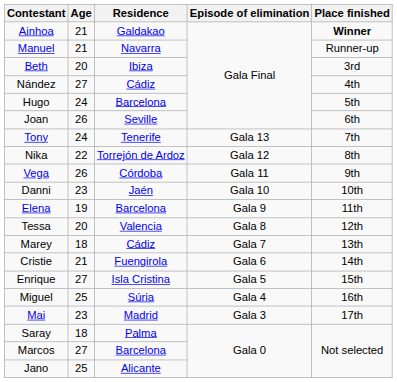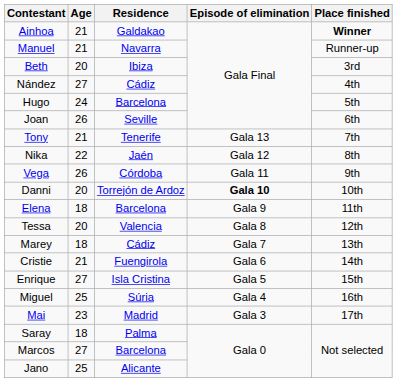(81, 137) 24 -> (81, 137) 21
(141, 155) Torrejón de Ardoz -> (141, 155) Jaén
(81, 191) 23 -> (81, 191) 20
(141, 191) Jaén -> (141, 191) Torrejón de Ardoz
(250, 191) normal -> (250, 191) bold
(81, 208) 19 -> (81, 208) 18
